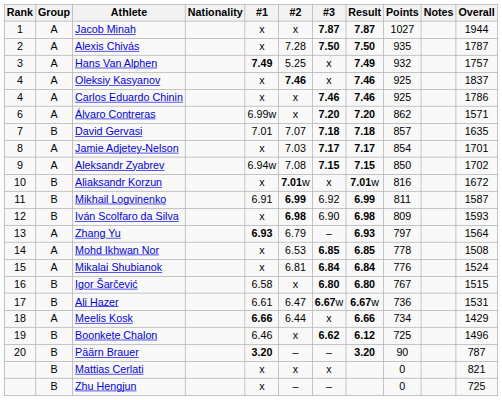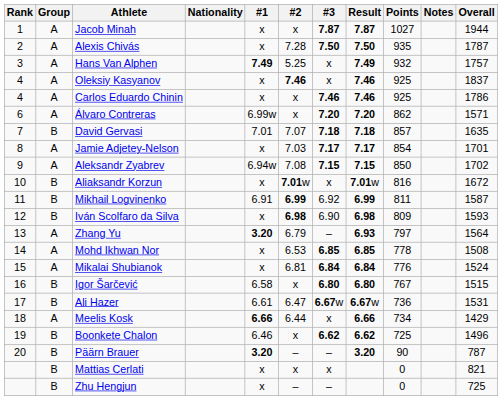(262, 234) 6.93 -> (262, 234) 3.20
(365, 336) 6.12 -> (365, 336) 6.62
